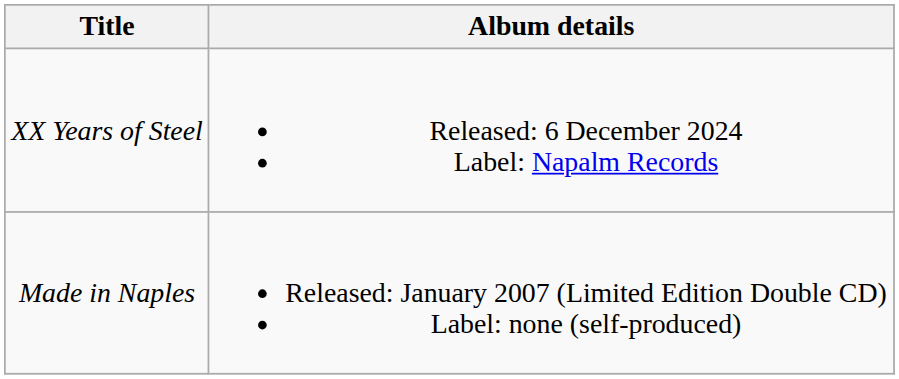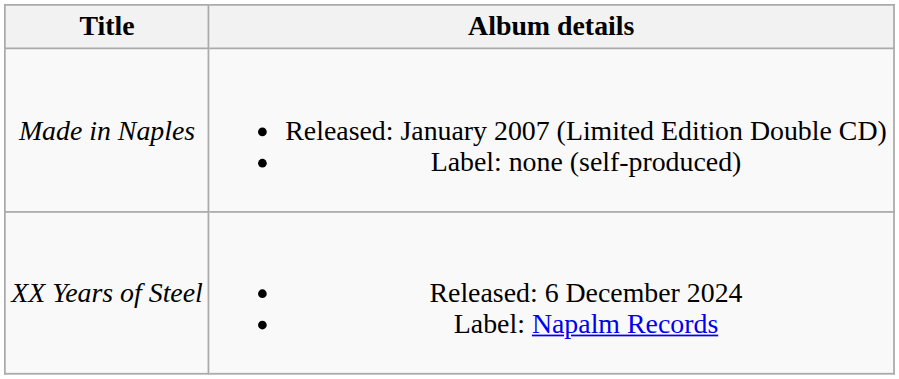rows swapped: (107, 292) <-> (107, 129)
